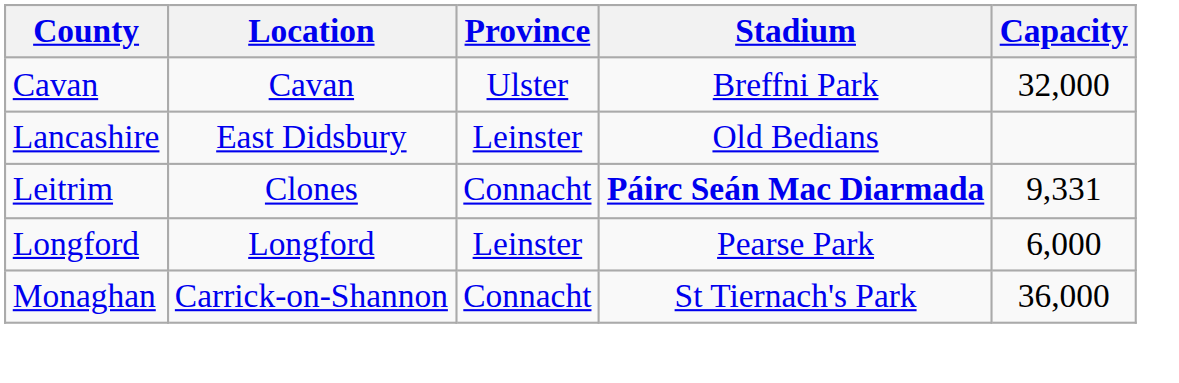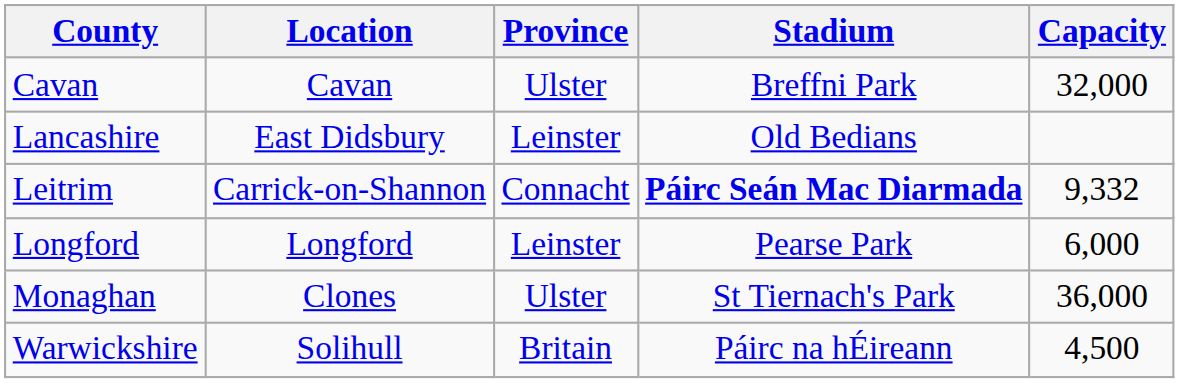(311, 190) Clones -> (350, 190) Carrick-on-Shannon
(1064, 190) 9,331 -> (1102, 190) 9,332
(311, 296) Carrick-on-Shannon -> (350, 296) Clones
(527, 296) Connacht -> (566, 296) Ulster
+ row: (105, 349)
